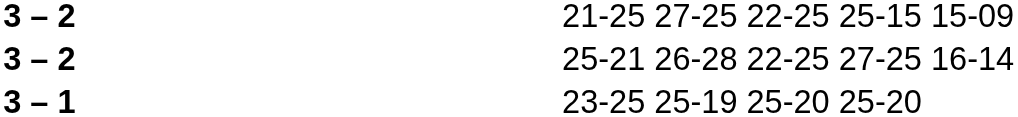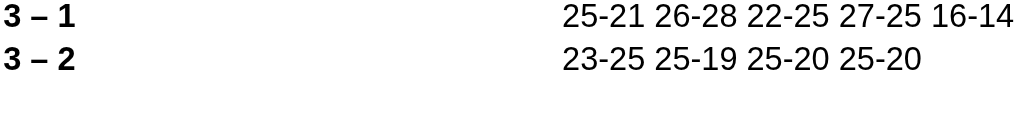- row: (788, 15)
(39, 58) 3 – 2 -> (39, 15) 3 – 1
(39, 101) 3 – 1 -> (39, 58) 3 – 2
